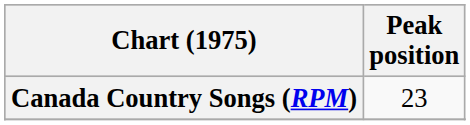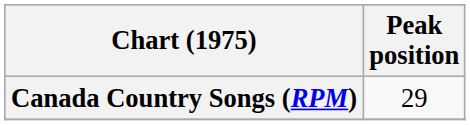(414, 97) 23 -> (414, 97) 29
